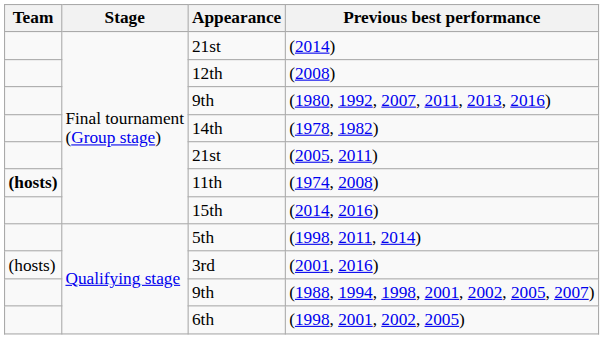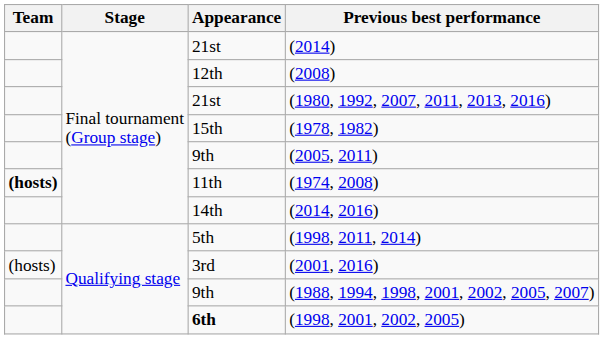(203, 100) 9th -> (206, 100) 21st
(207, 127) 14th -> (207, 127) 15th
(206, 155) 21st -> (203, 155) 9th
(207, 210) 15th -> (207, 210) 14th
(203, 319) normal -> (204, 319) bold
